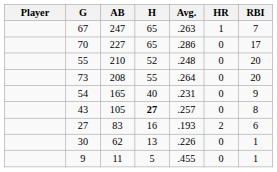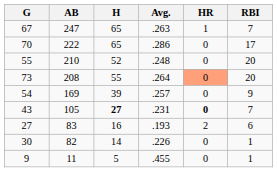- column: (35, 12)
(117, 45) 227 -> (71, 45) 222
(221, 77) no background -> (206, 77) lightsalmon background
(117, 93) 165 -> (71, 93) 169
(152, 93) 40 -> (116, 93) 39
(186, 93) .231 -> (161, 93) .257
(186, 110) .257 -> (161, 110) .231
(221, 110) normal -> (206, 110) bold
(256, 110) 8 -> (250, 110) 7
(117, 142) 62 -> (71, 142) 82
(152, 142) 13 -> (116, 142) 14
